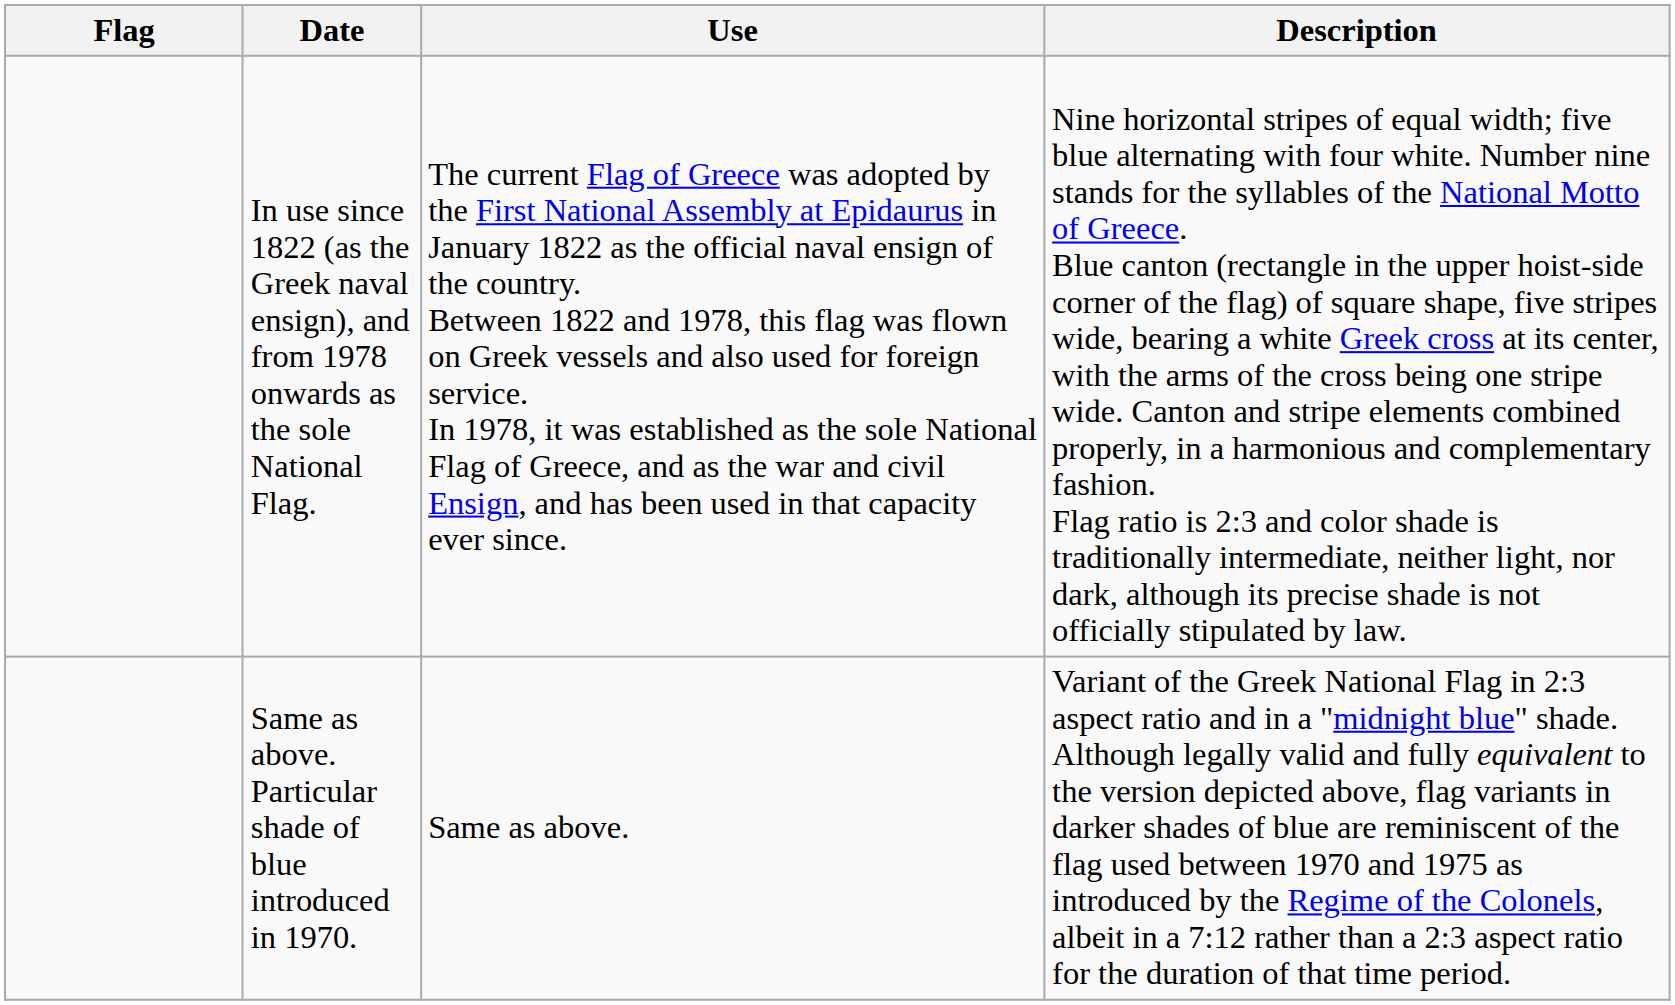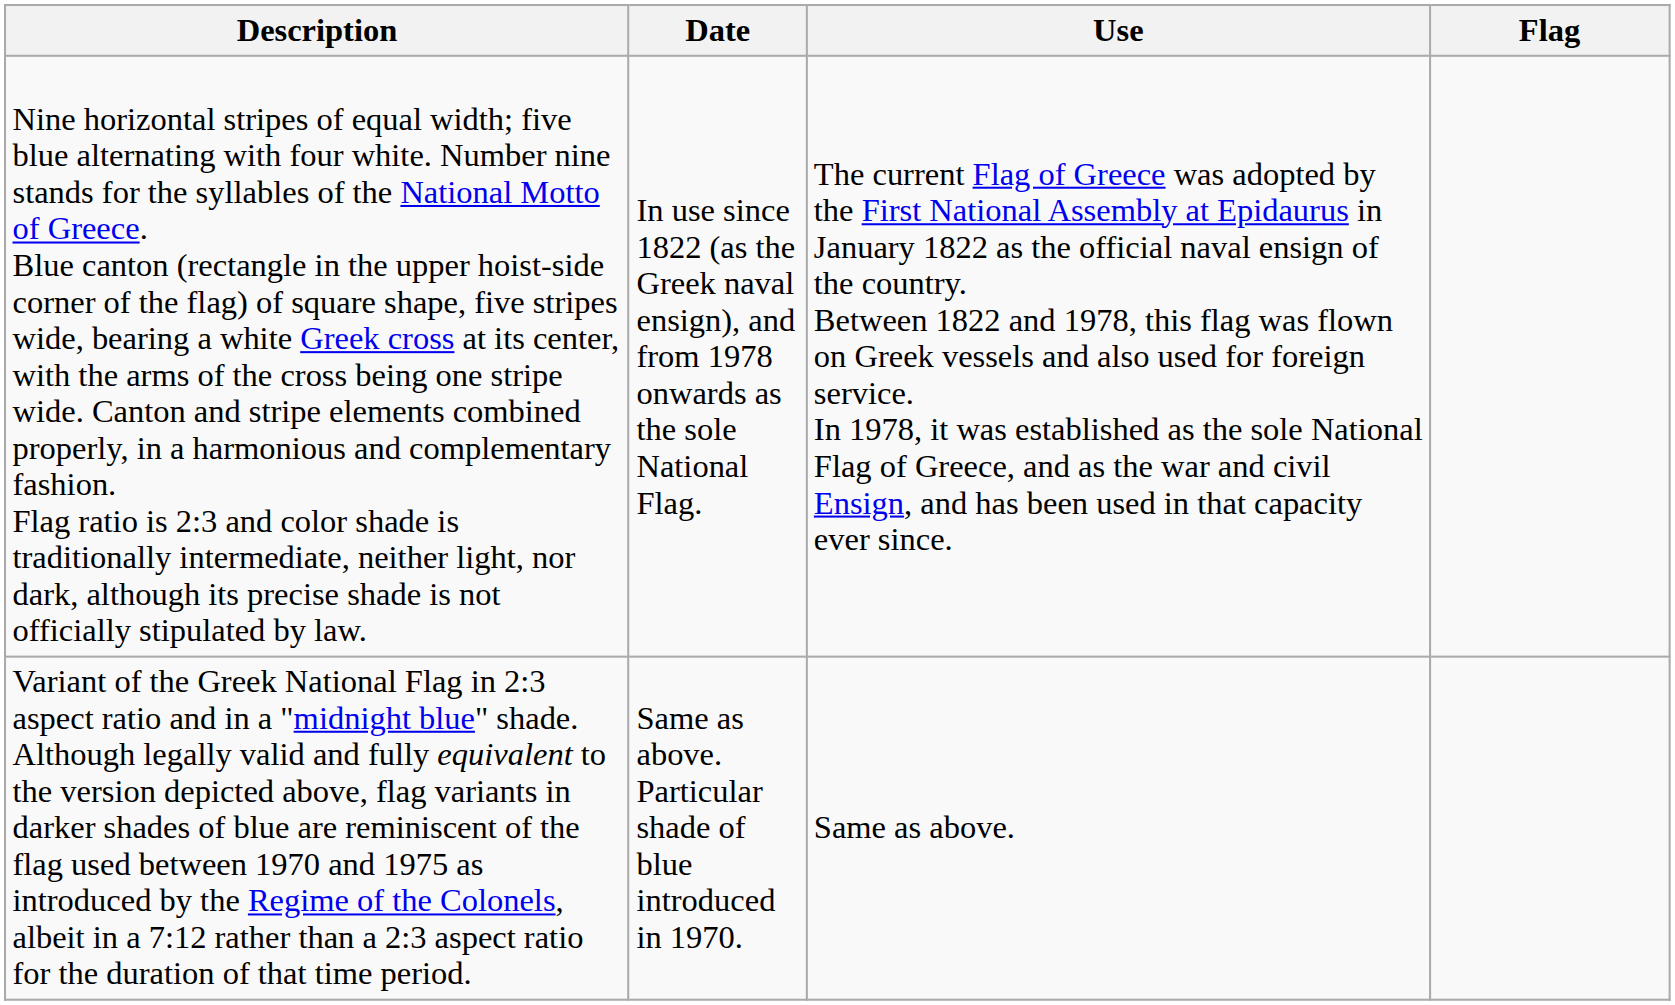columns swapped: (124, 30) <-> (1357, 30)
